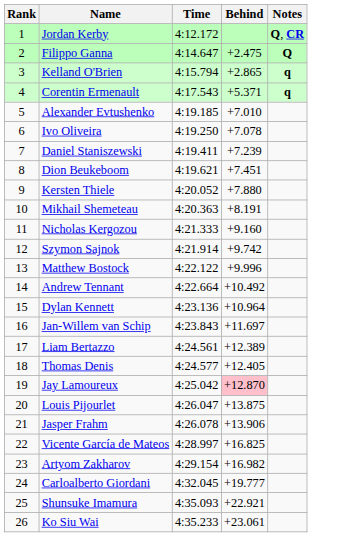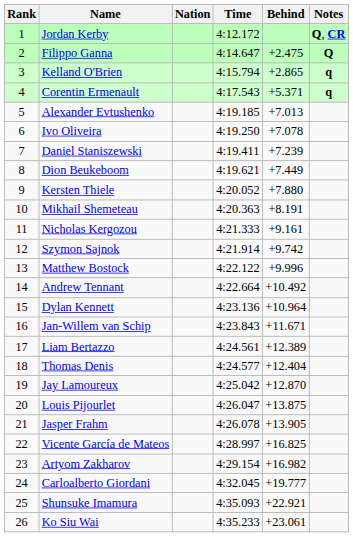+ column: (193, 14)
(244, 111) +7.010 -> (286, 111) +7.013
(244, 170) +7.451 -> (286, 170) +7.449
(244, 229) +9.160 -> (286, 229) +9.161
(244, 326) +11.697 -> (286, 326) +11.671
(244, 365) +12.405 -> (286, 365) +12.404
(244, 385) pink background -> (286, 385) no background
(244, 424) +13.906 -> (286, 424) +13.905
